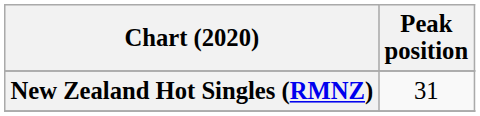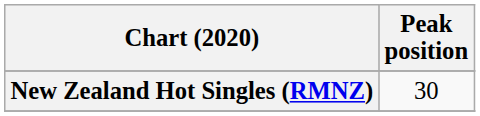(426, 90) 31 -> (426, 90) 30
